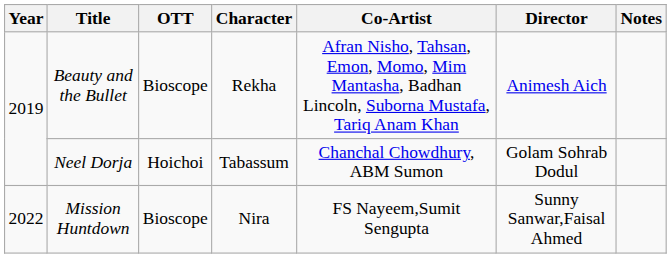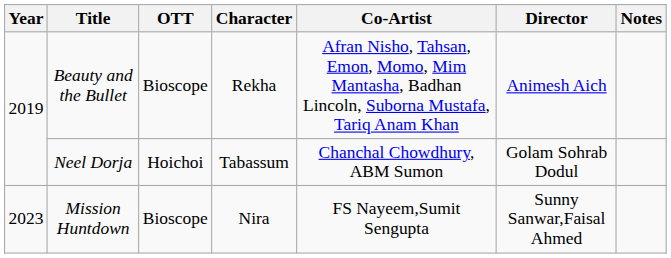(26, 219) 2022 -> (26, 219) 2023
